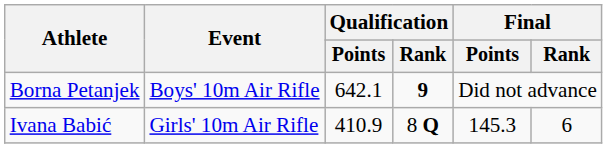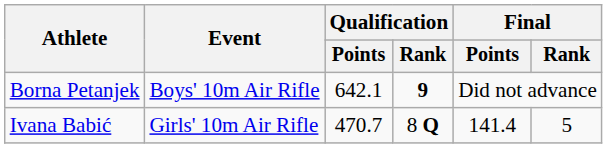(358, 125) 410.9 -> (358, 125) 470.7
(492, 125) 145.3 -> (492, 125) 141.4
(567, 125) 6 -> (567, 125) 5
